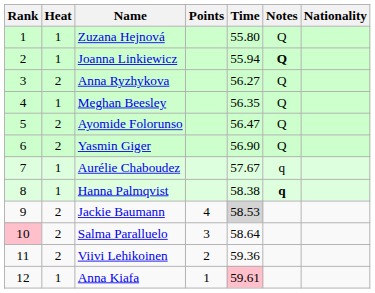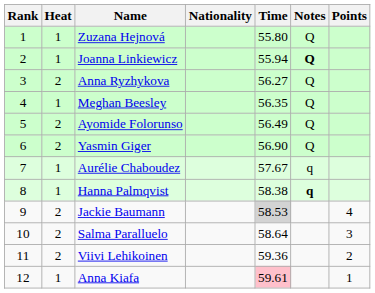columns swapped: (335, 15) <-> (206, 15)
(245, 124) 56.47 -> (273, 124) 56.49
(23, 233) pink background -> (23, 233) no background
